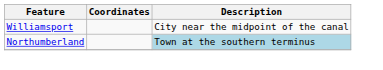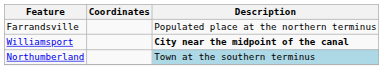+ row: (43, 27)
(252, 27) normal -> (252, 42) bold
